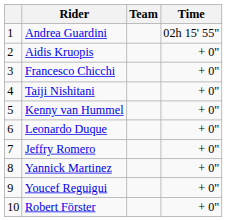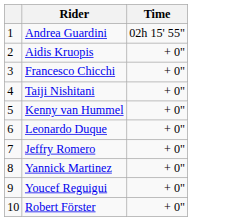- column: (143, 14)
